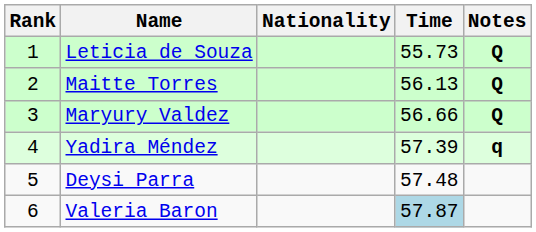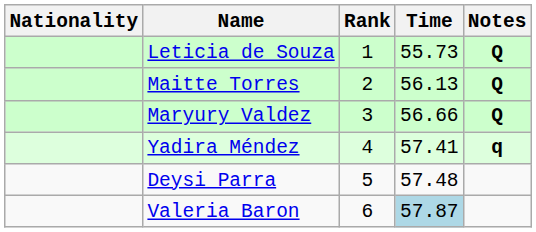columns swapped: (33, 21) <-> (326, 21)
(429, 148) 57.39 -> (429, 148) 57.41
